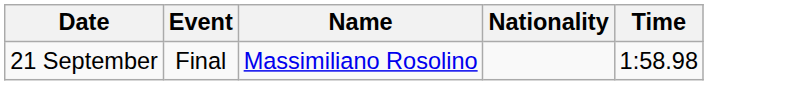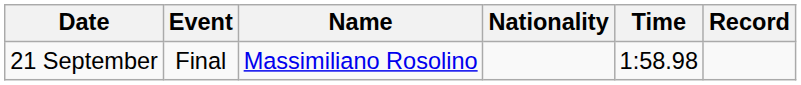+ column: (749, 23)
